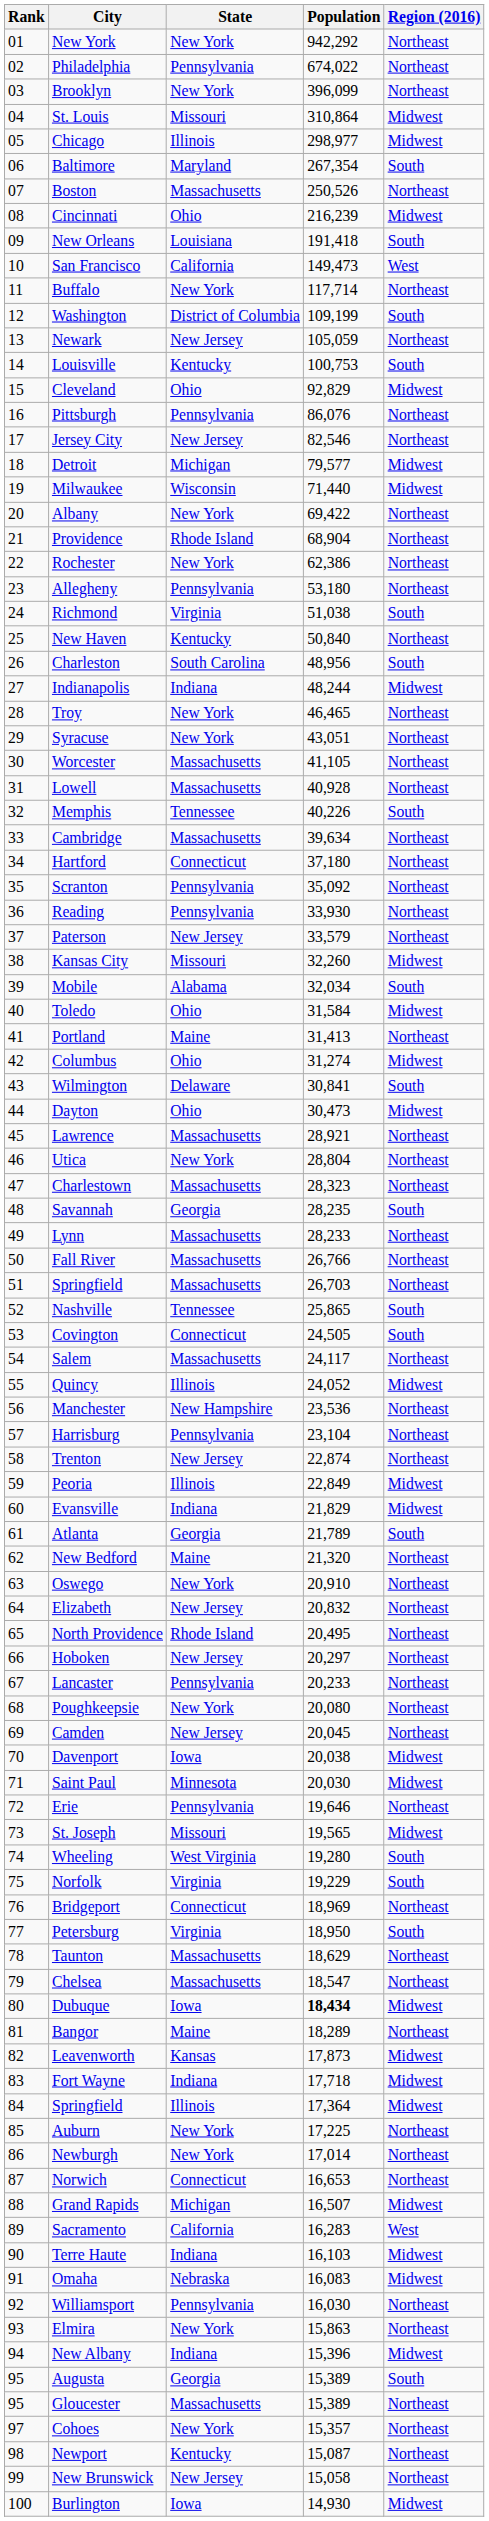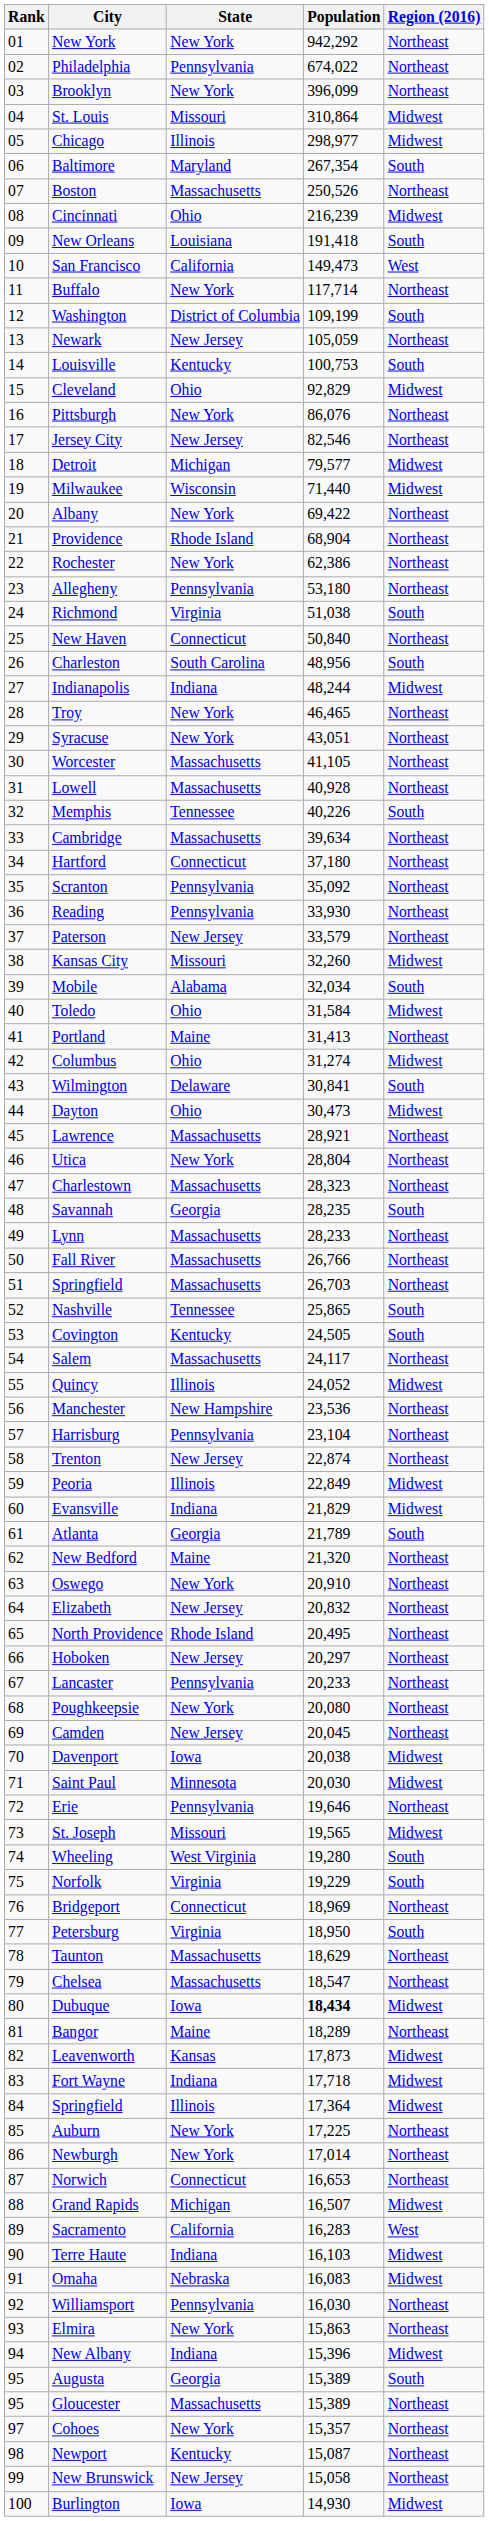(212, 414) Pennsylvania -> (202, 414) New York
(201, 638) Kentucky -> (208, 638) Connecticut
(208, 1334) Connecticut -> (201, 1334) Kentucky
